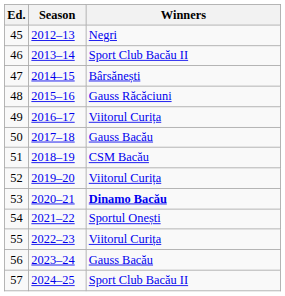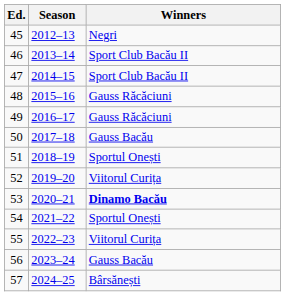(115, 76) Bârsănești -> (138, 76) Sport Club Bacău II
(125, 117) Viitorul Curița -> (130, 117) Gauss Răcăciuni
(119, 158) CSM Bacău -> (125, 158) Sportul Onești
(138, 280) Sport Club Bacău II -> (115, 280) Bârsănești
